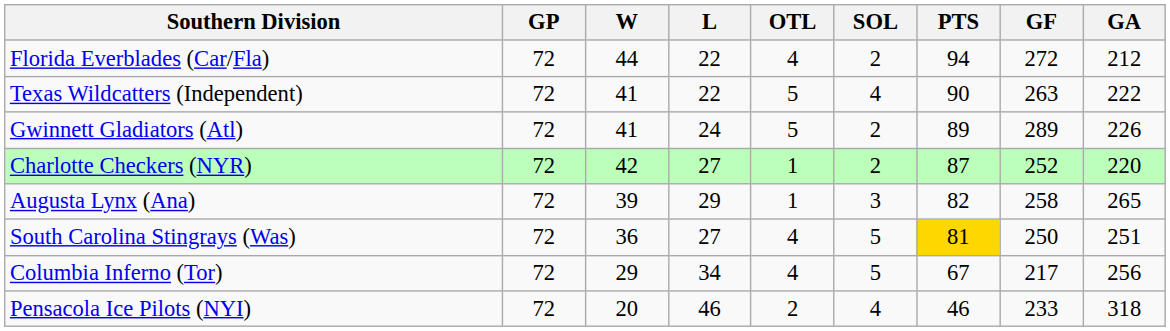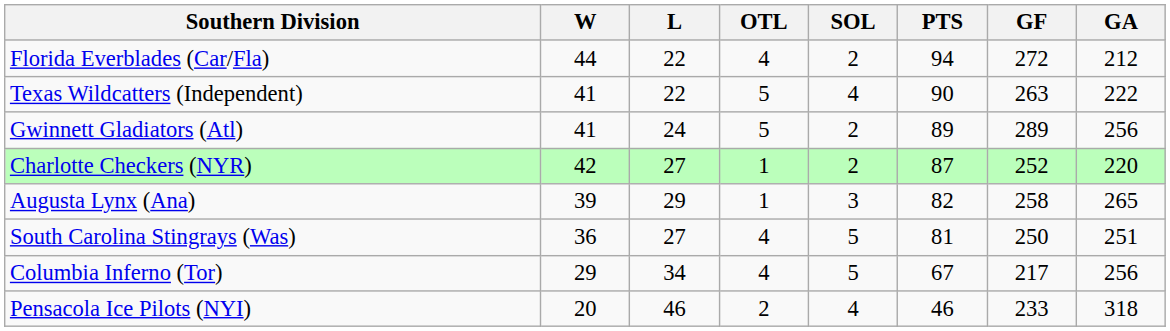- column: (544, 22)
(1124, 129) 226 -> (1121, 129) 256
(958, 237) gold background -> (942, 237) no background
